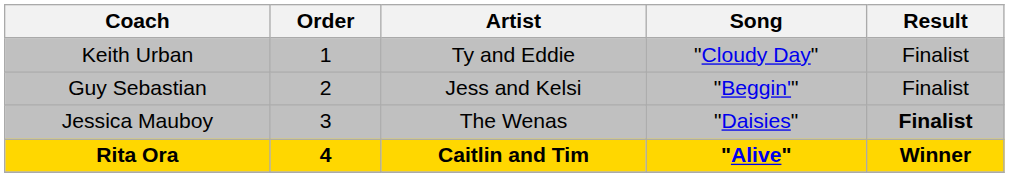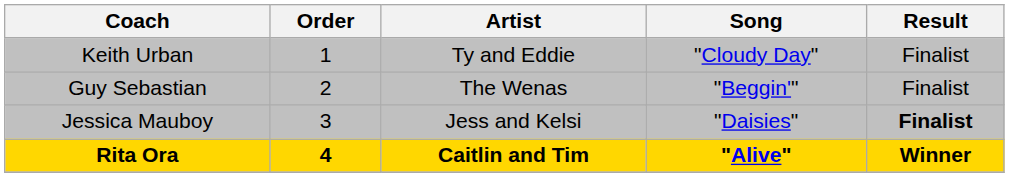(513, 88) Jess and Kelsi -> (513, 88) The Wenas
(513, 121) The Wenas -> (513, 121) Jess and Kelsi
